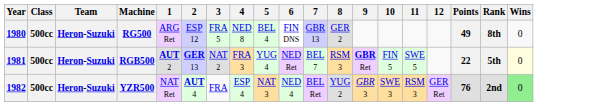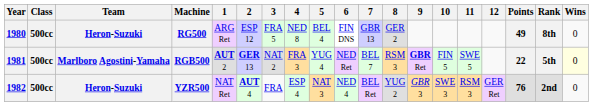(86, 61) Heron-Suzuki -> (114, 61) Marlboro Agostini-Yamaha
(520, 88) lightgreen background -> (575, 88) no background
